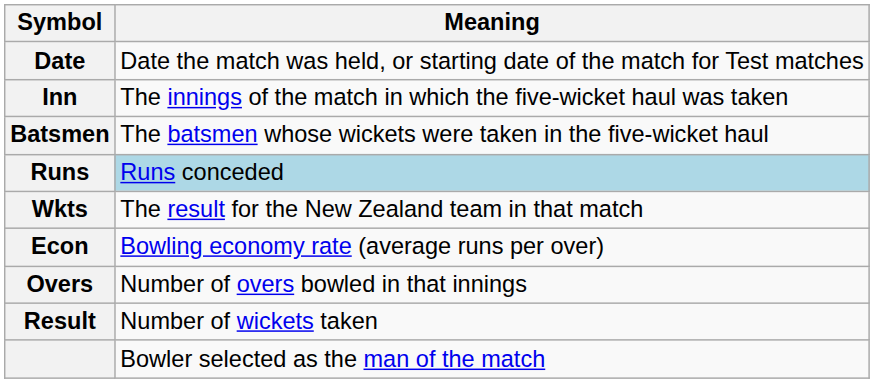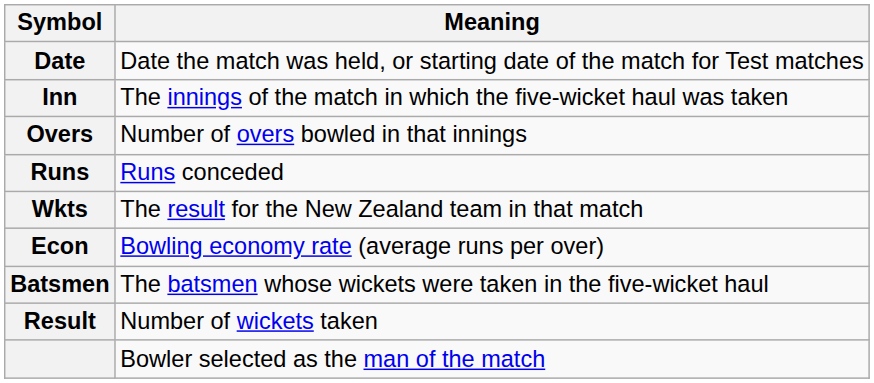rows swapped: (60, 284) <-> (60, 135)
(202, 172) lightblue background -> (202, 172) no background
